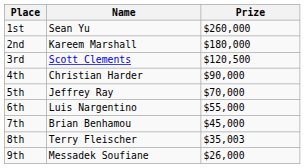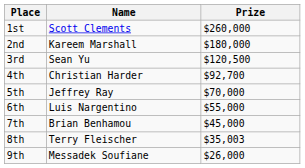(69, 28) Sean Yu -> (90, 28) Scott Clements
(90, 60) Scott Clements -> (69, 60) Sean Yu
(224, 76) $90,000 -> (224, 76) $92,700
